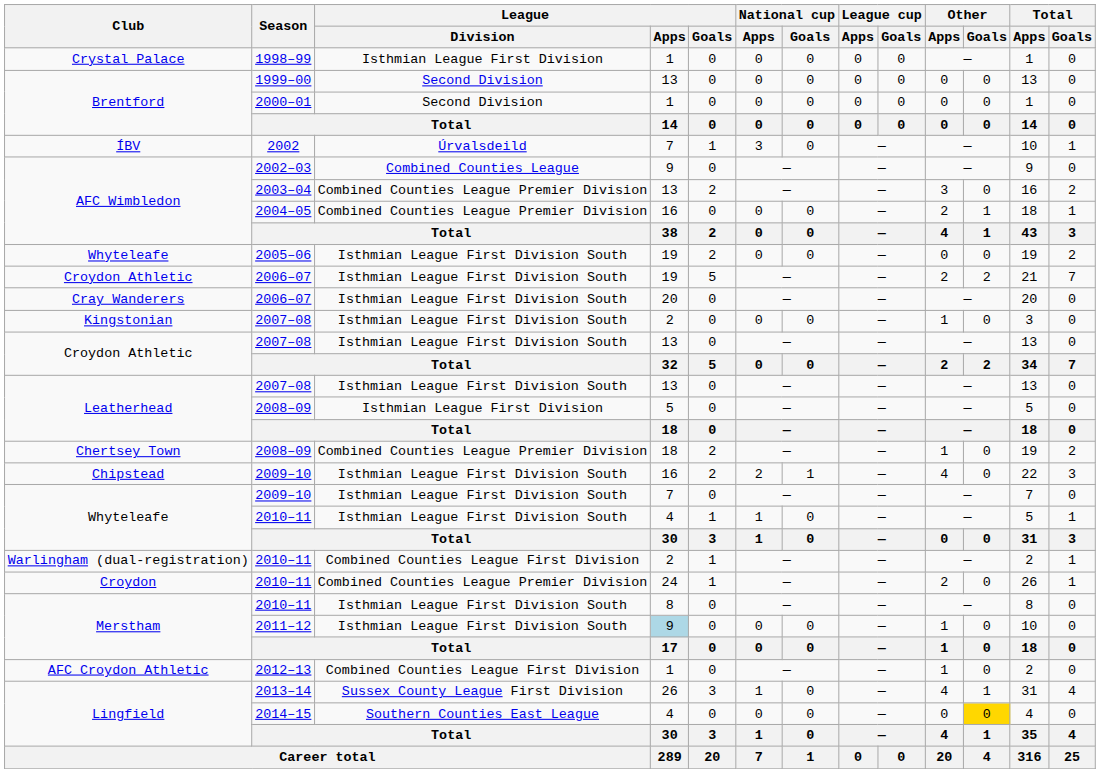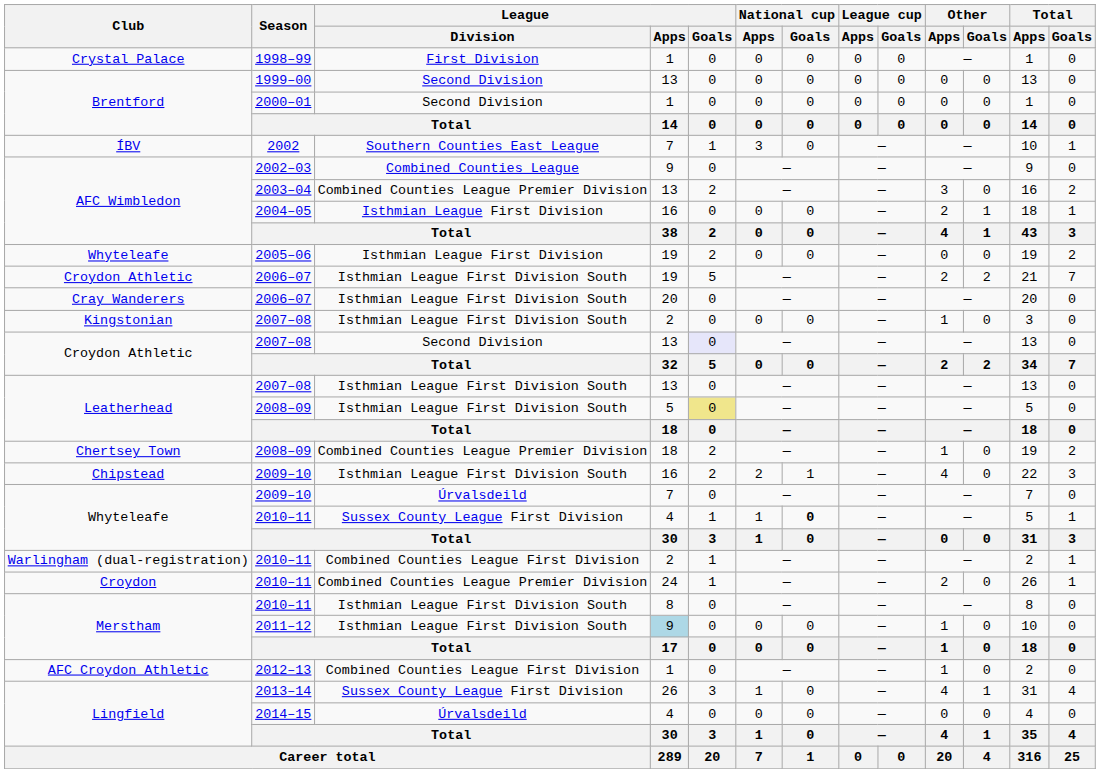(482, 59) Isthmian League First Division -> (482, 59) First Division
(482, 146) Úrvalsdeild -> (482, 146) Southern Counties East League
(482, 212) Combined Counties League Premier Division -> (482, 212) Isthmian League First Division
(482, 255) Isthmian League First Division South -> (482, 255) Isthmian League First Division
(482, 343) Isthmian League First Division South -> (482, 343) Second Division
(712, 343) no background -> (712, 343) lavender background
(482, 408) Isthmian League First Division -> (482, 408) Isthmian League First Division South
(712, 408) no background -> (712, 408) khaki background
(482, 496) Isthmian League First Division South -> (482, 496) Úrvalsdeild
(482, 517) Isthmian League First Division South -> (482, 517) Sussex County League First Division
(810, 517) normal -> (810, 517) bold
(482, 714) Southern Counties East League -> (482, 714) Úrvalsdeild
(987, 714) gold background -> (987, 714) no background
